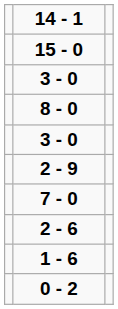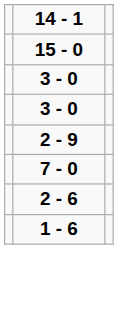- row: (9, 109)
- row: (9, 289)
